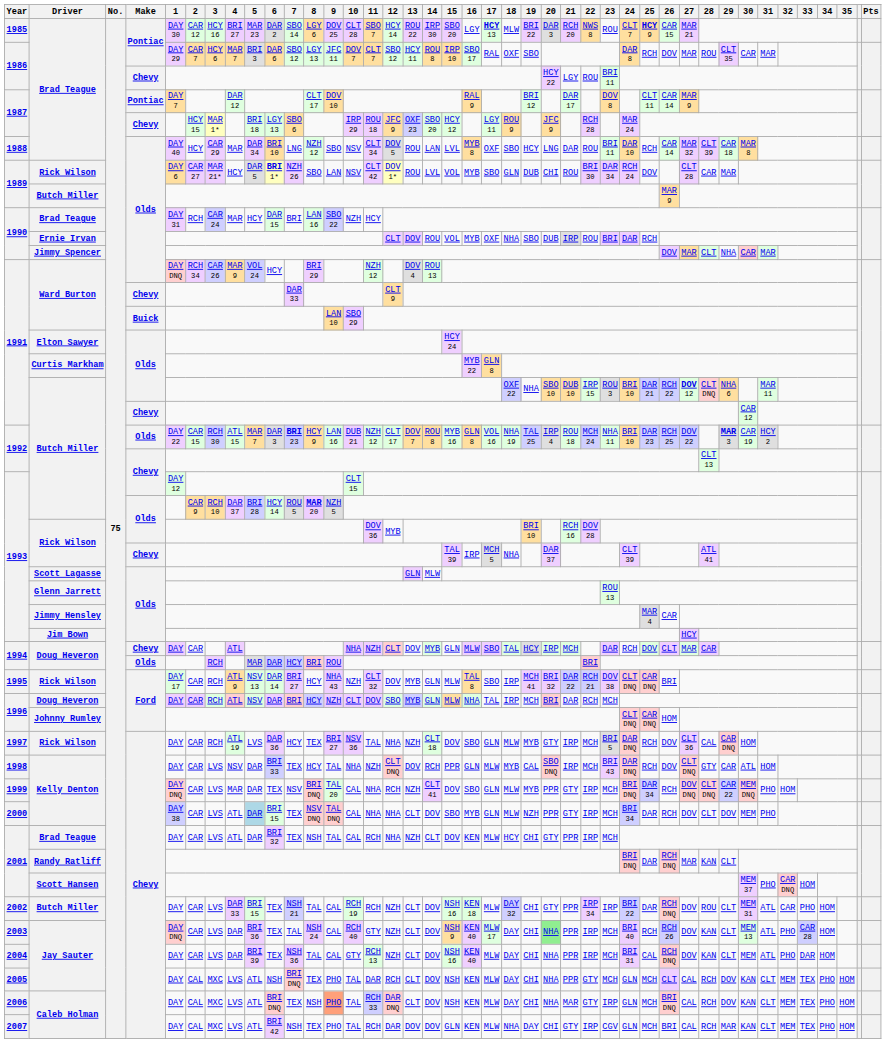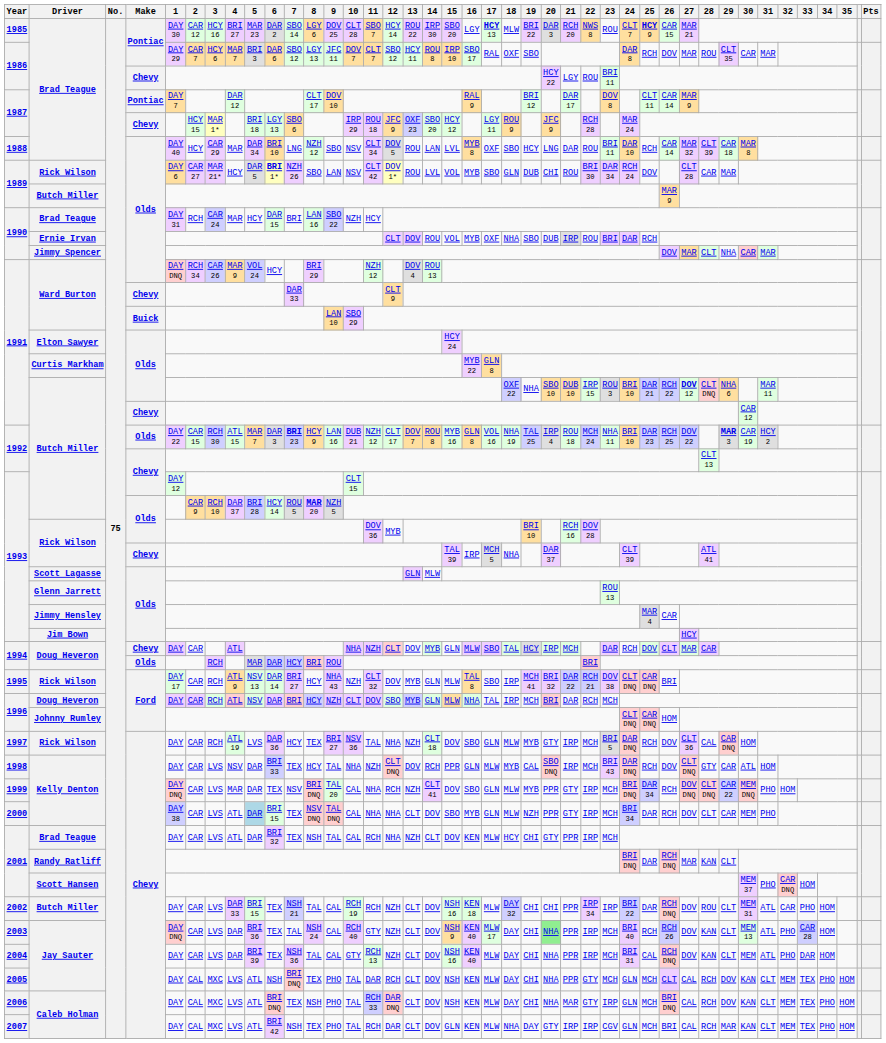(729, 814) DOV -> (729, 814) CAR
(551, 908) GTY -> (551, 908) CHI
(334, 1003) lightsalmon background -> (334, 1003) no background
(413, 1026) DOV -> (413, 1026) CLT
(551, 1026) CHI -> (551, 1026) GTY
(571, 1026) GTY -> (571, 1026) IRP
